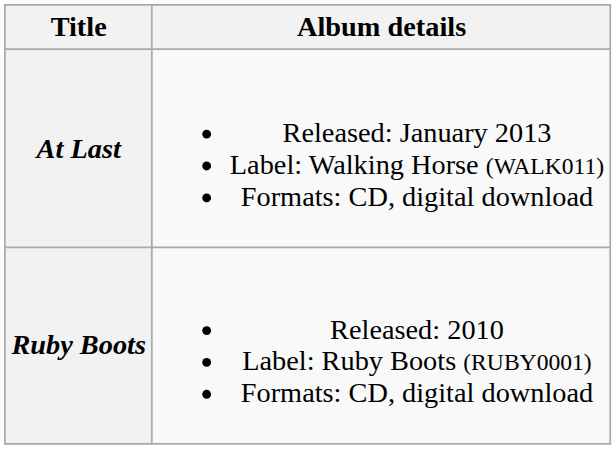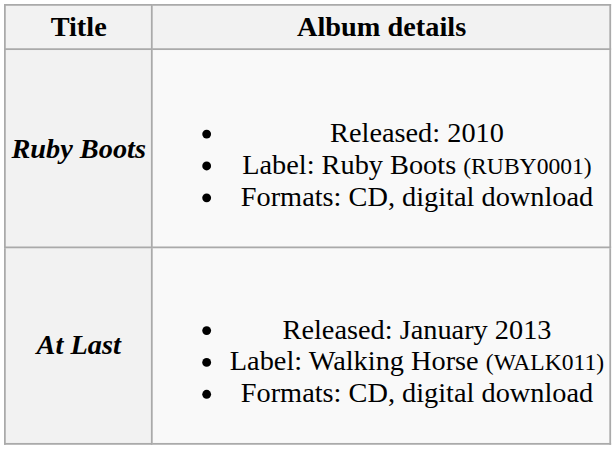rows swapped: (79, 345) <-> (79, 147)
